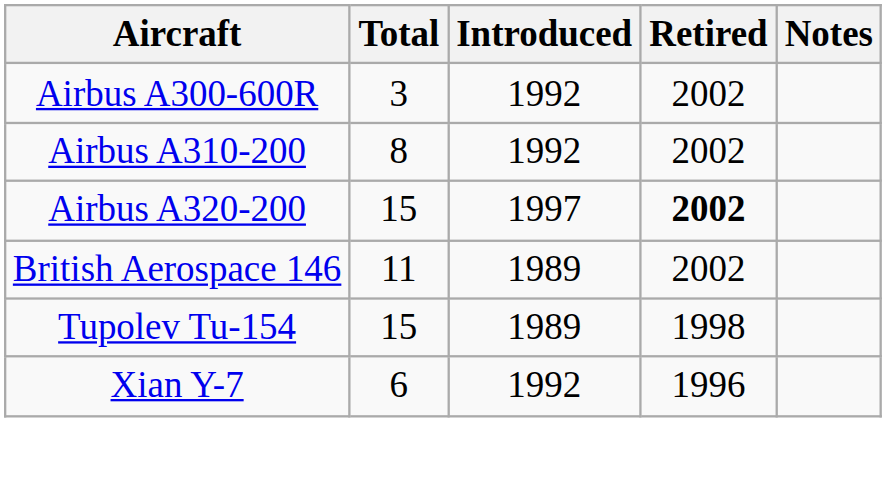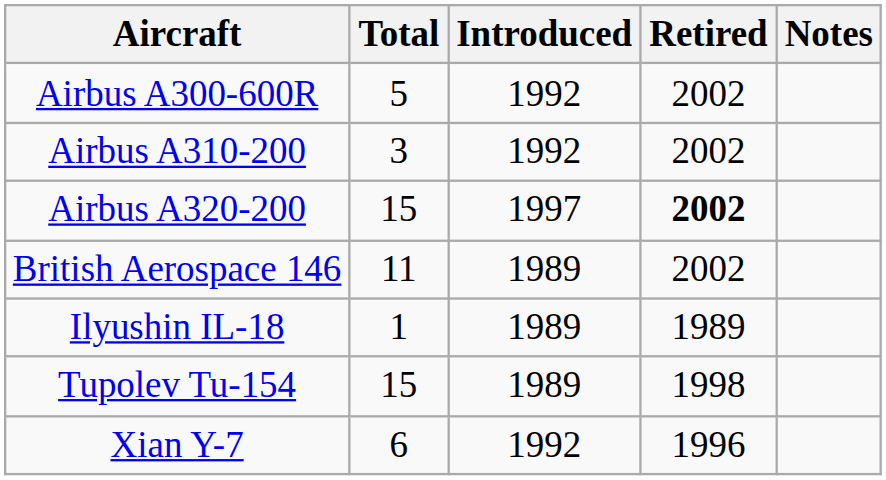(399, 92) 3 -> (399, 92) 5
(399, 151) 8 -> (399, 151) 3
+ row: (177, 326)
